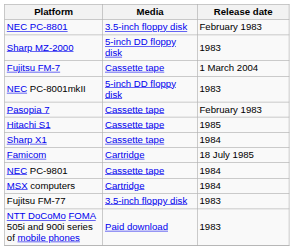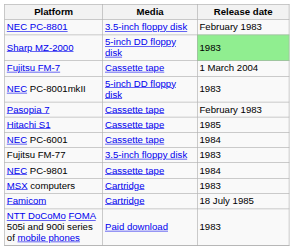(210, 47) no background -> (210, 47) lightgreen background
- row: (27, 140)
+ row: (37, 140)
rows swapped: (36, 201) <-> (27, 155)
(210, 185) 1984 -> (210, 185) 1983
